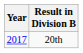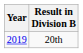(17, 39) 2017 -> (17, 39) 2019
